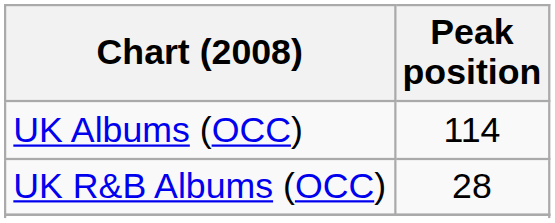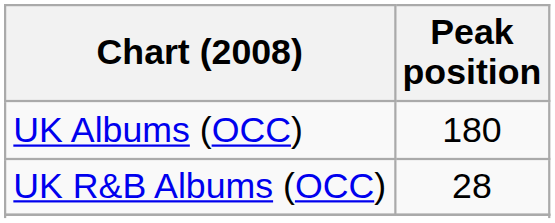(472, 129) 114 -> (472, 129) 180
